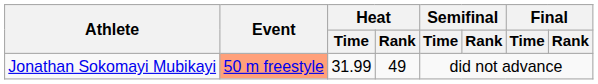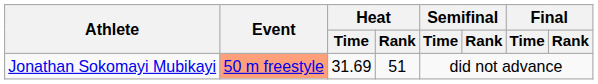(351, 67) 31.99 -> (351, 67) 31.69
(397, 67) 49 -> (397, 67) 51
